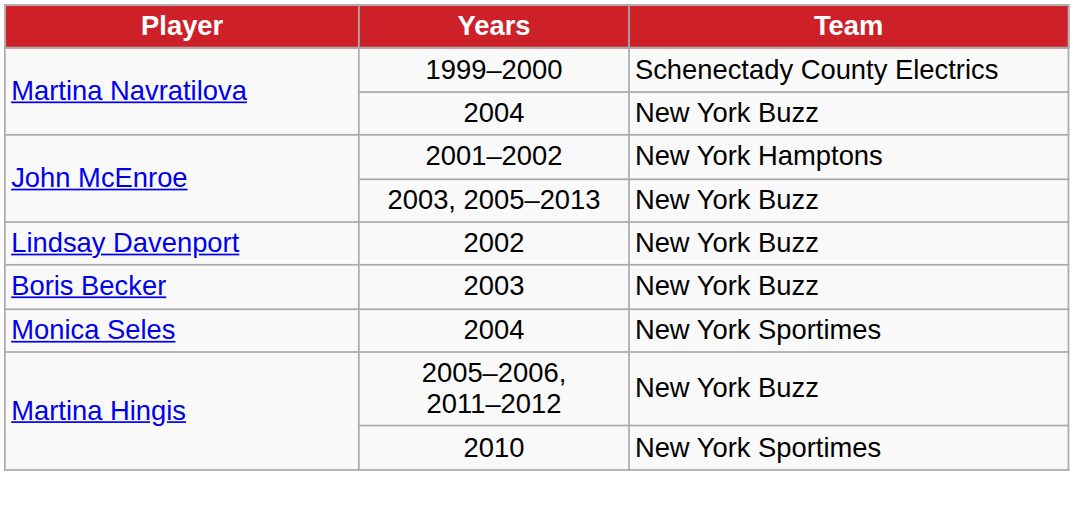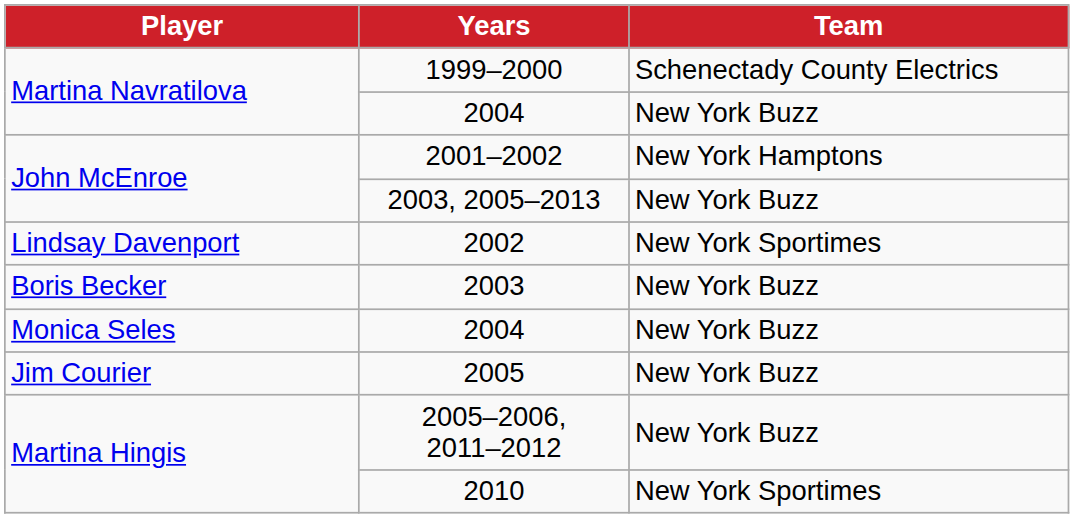(727, 243) New York Buzz -> (758, 243) New York Sportimes
(758, 329) New York Sportimes -> (727, 329) New York Buzz
+ row: (81, 373)
